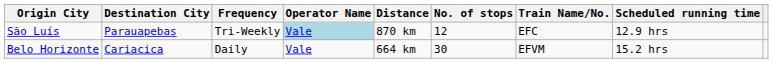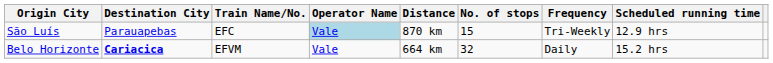columns swapped: (564, 13) <-> (248, 13)
(441, 31) 12 -> (467, 31) 15
(134, 49) normal -> (134, 49) bold
(441, 49) 30 -> (467, 49) 32
